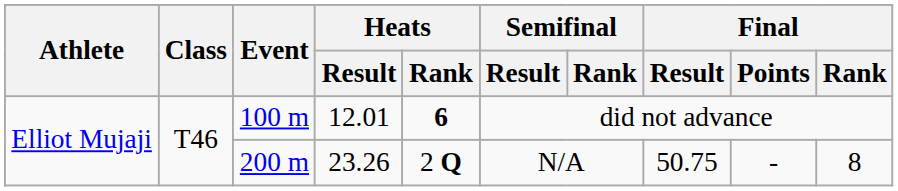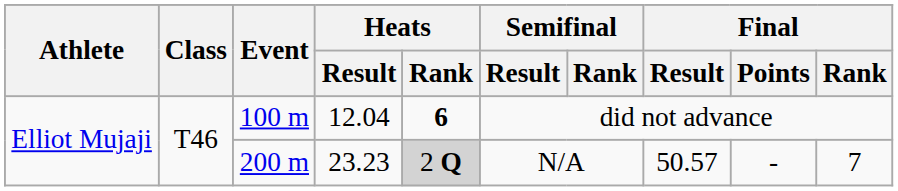(359, 117) 12.01 -> (359, 117) 12.04
(359, 162) 23.26 -> (359, 162) 23.23
(441, 162) no background -> (441, 162) lightgrey background
(687, 162) 50.75 -> (687, 162) 50.57
(855, 162) 8 -> (855, 162) 7
